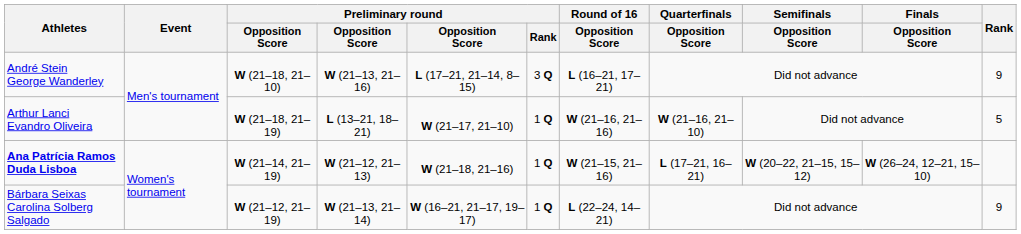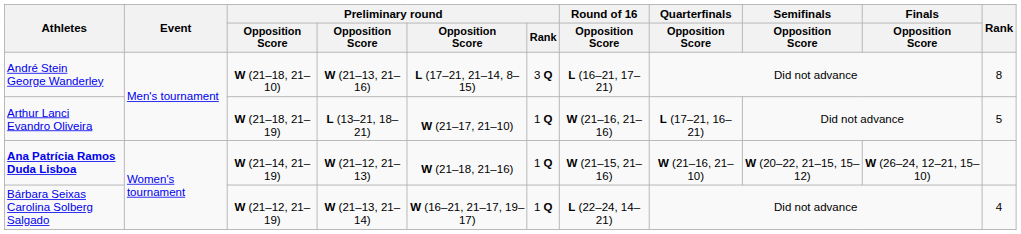(999, 75) 9 -> (999, 75) 8
(696, 125) W (21–16, 21–10) -> (696, 125) L (17–21, 16–21)
(696, 170) L (17–21, 16–21) -> (696, 170) W (21–16, 21–10)
(999, 208) 9 -> (999, 208) 4
